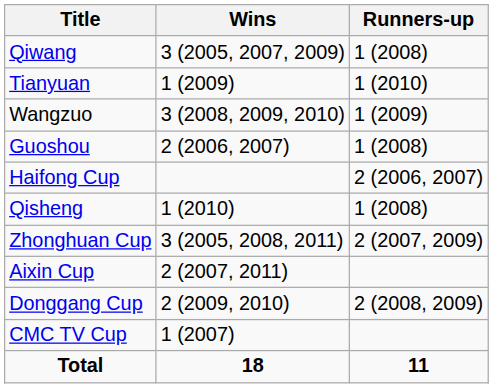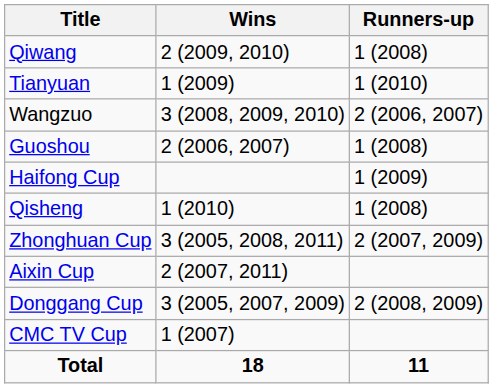(253, 51) 3 (2005, 2007, 2009) -> (225, 51) 2 (2009, 2010)
(391, 114) 1 (2009) -> (419, 114) 2 (2006, 2007)
(419, 177) 2 (2006, 2007) -> (391, 177) 1 (2009)
(225, 303) 2 (2009, 2010) -> (253, 303) 3 (2005, 2007, 2009)
